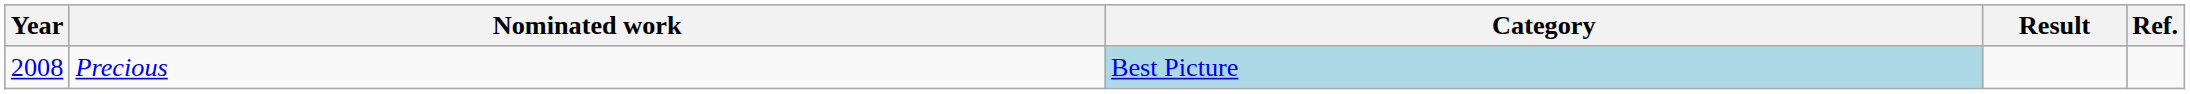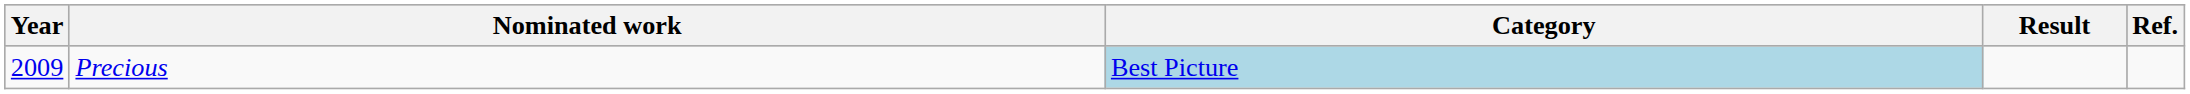(37, 66) 2008 -> (37, 66) 2009
